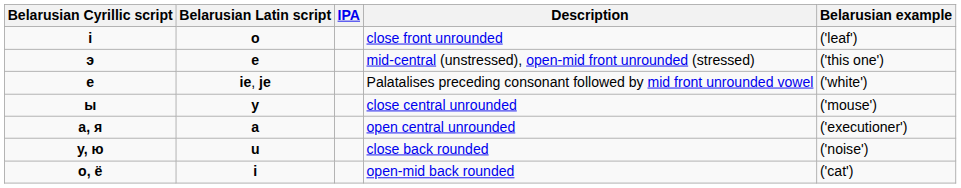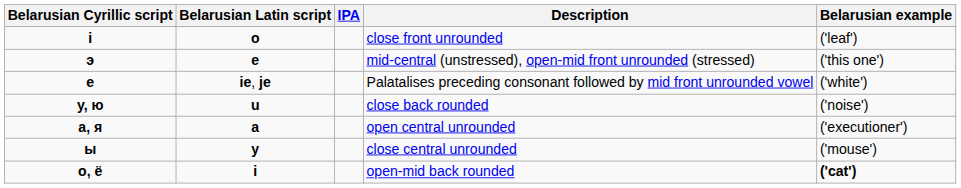rows swapped: (442, 104) <-> (428, 149)
(837, 171) normal -> (838, 171) bold
